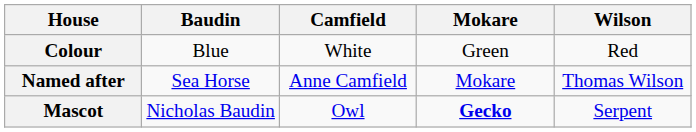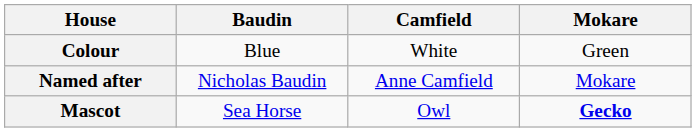- column: (623, 19)
(211, 80) Sea Horse -> (262, 80) Nicholas Baudin
(211, 111) Nicholas Baudin -> (262, 111) Sea Horse
